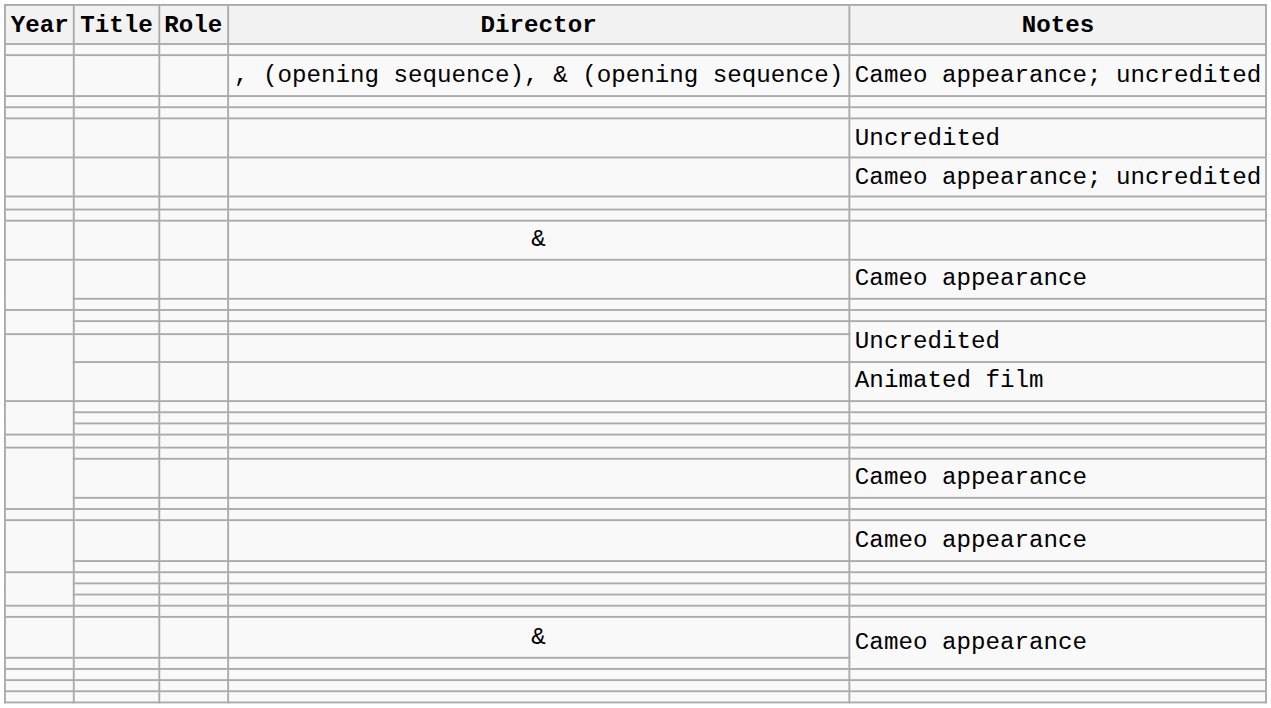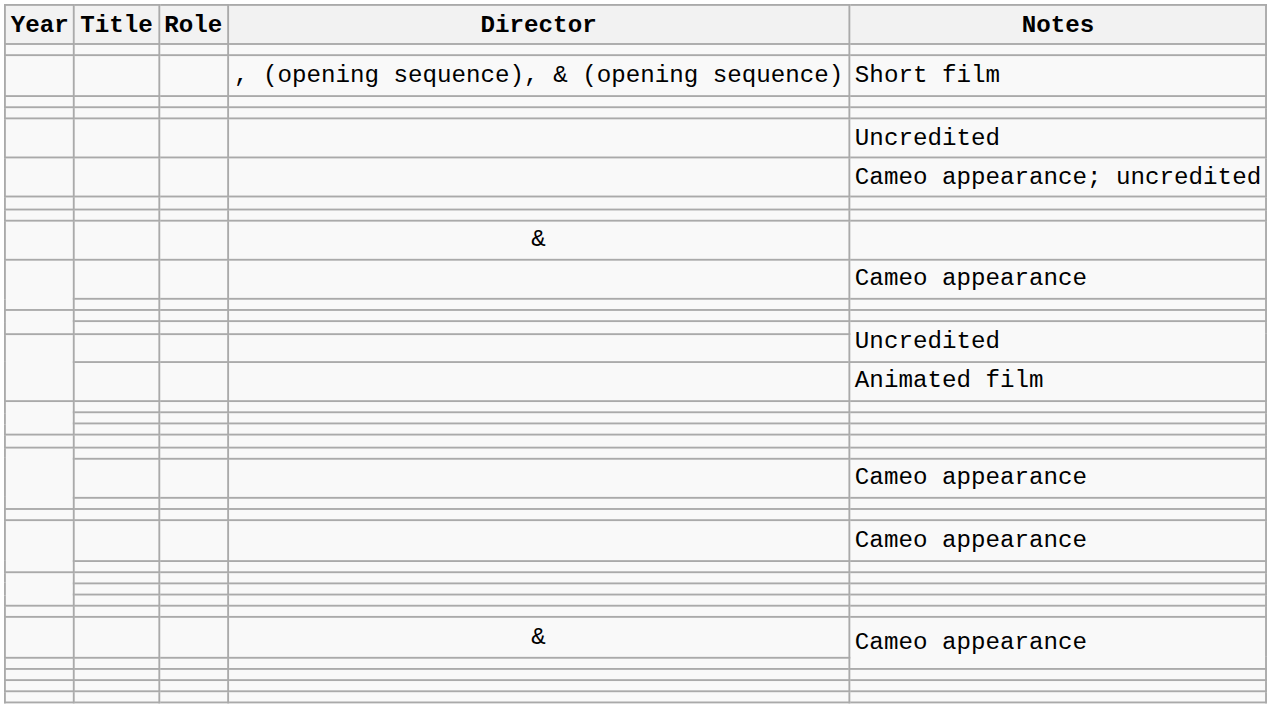(1058, 76) Cameo appearance; uncredited -> (927, 76) Short film
